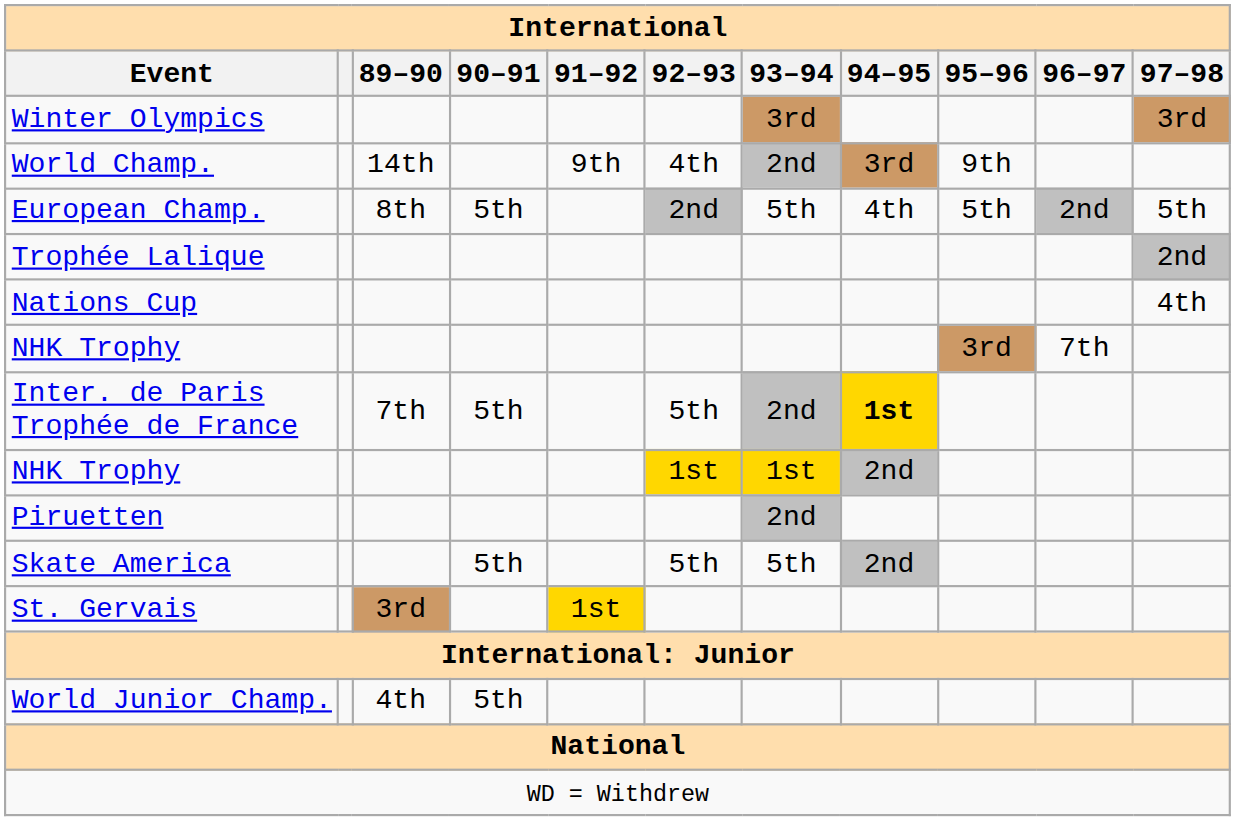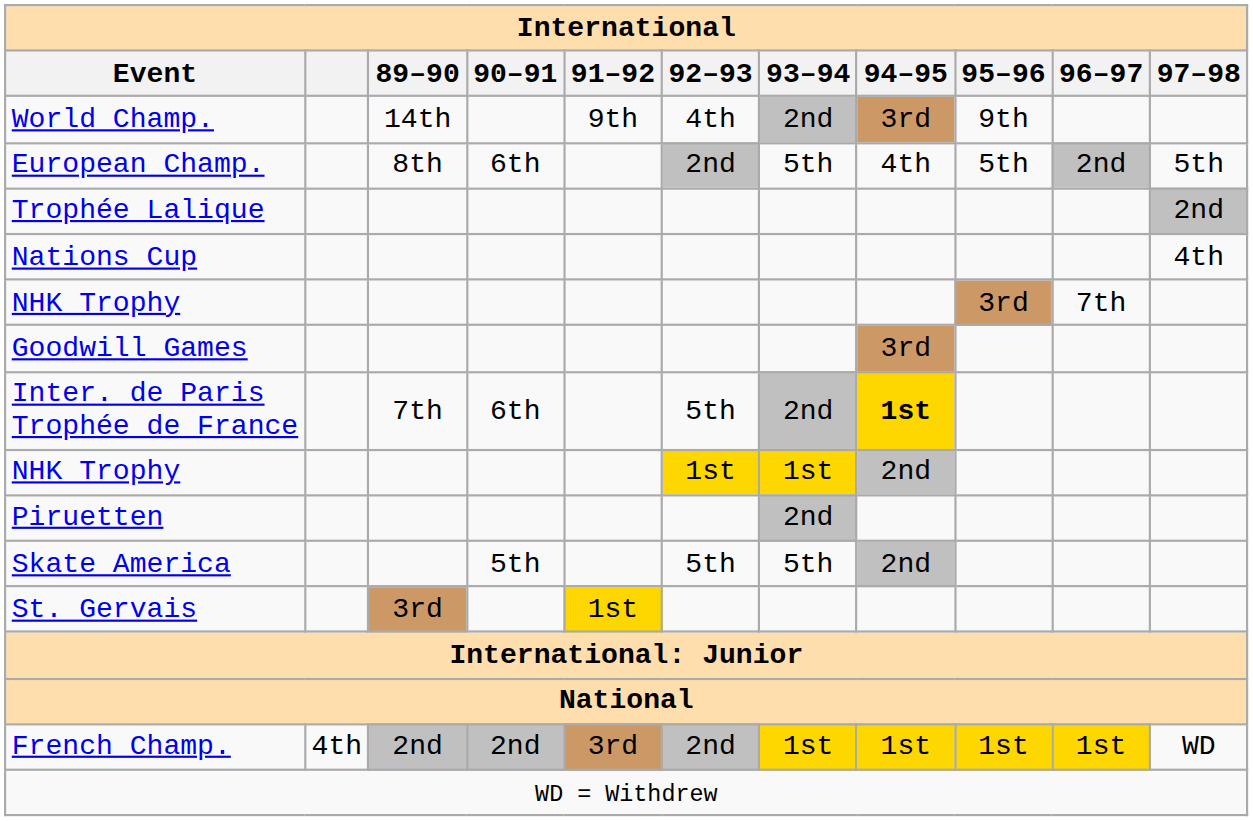- row: (138, 119)
(498, 211) 5th -> (515, 165) 6th
+ row: (130, 348)
(498, 410) 5th -> (515, 410) 6th
- row: (172, 701)
+ row: (121, 747)
